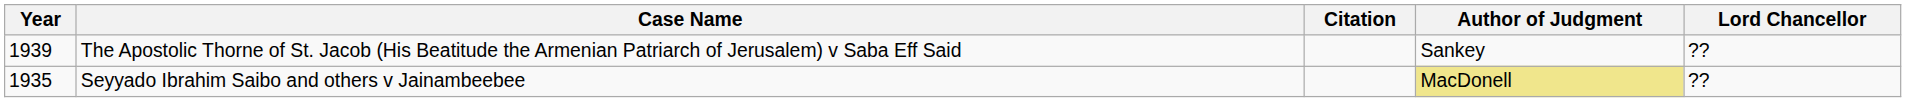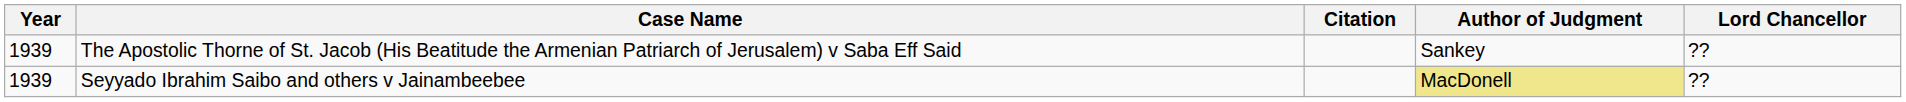(31, 81) 1935 -> (31, 81) 1939
